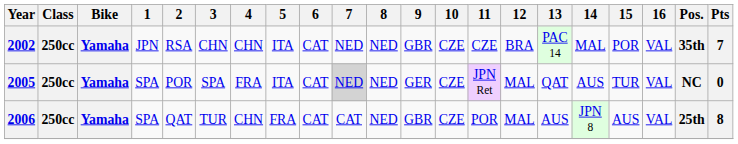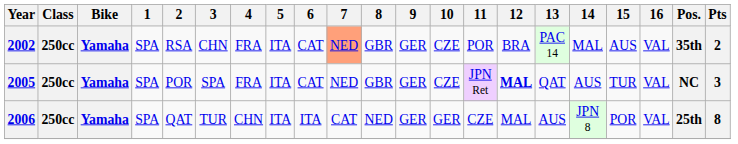(147, 44) JPN -> (147, 44) SPA
(249, 44) CHN -> (249, 44) FRA
(349, 44) no background -> (344, 44) lightsalmon background
(384, 44) NED -> (379, 44) GBR
(418, 44) GBR -> (413, 44) GER
(484, 44) CZE -> (480, 44) POR
(626, 44) POR -> (623, 44) AUS
(720, 44) 7 -> (718, 44) 2
(349, 82) lightgrey background -> (344, 82) no background
(384, 82) NED -> (379, 82) GBR
(519, 82) normal -> (516, 82) bold
(720, 82) 0 -> (718, 82) 3
(283, 119) FRA -> (280, 119) ITA
(316, 119) CAT -> (311, 119) ITA
(418, 119) GBR -> (413, 119) GER
(452, 119) CZE -> (447, 119) GER
(484, 119) POR -> (480, 119) CZE
(626, 119) AUS -> (623, 119) POR
